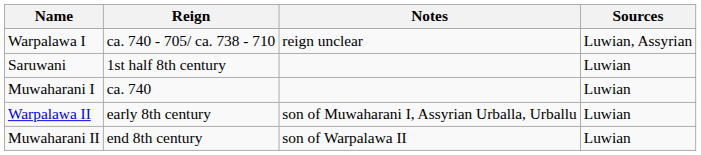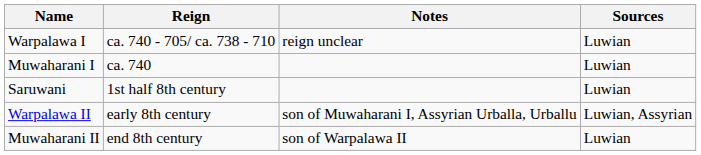(638, 41) Luwian, Assyrian -> (607, 41) Luwian
rows swapped: (37, 65) <-> (51, 89)
(607, 114) Luwian -> (638, 114) Luwian, Assyrian
